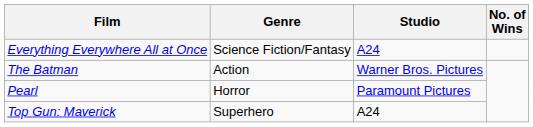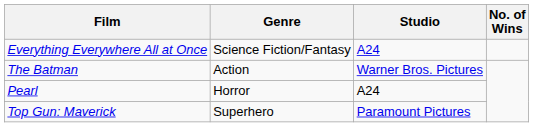(414, 91) Paramount Pictures -> (368, 91) A24
(368, 111) A24 -> (414, 111) Paramount Pictures
